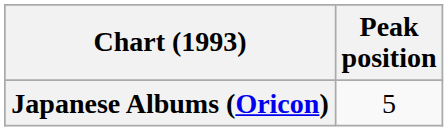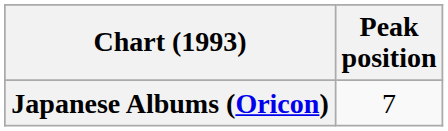(389, 102) 5 -> (389, 102) 7
